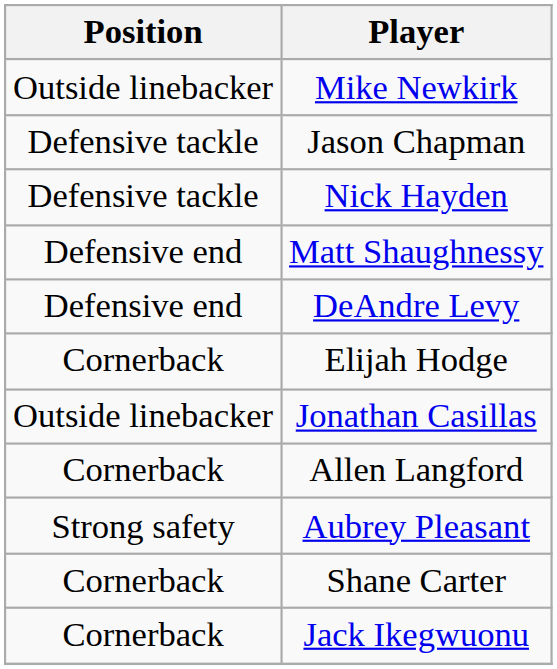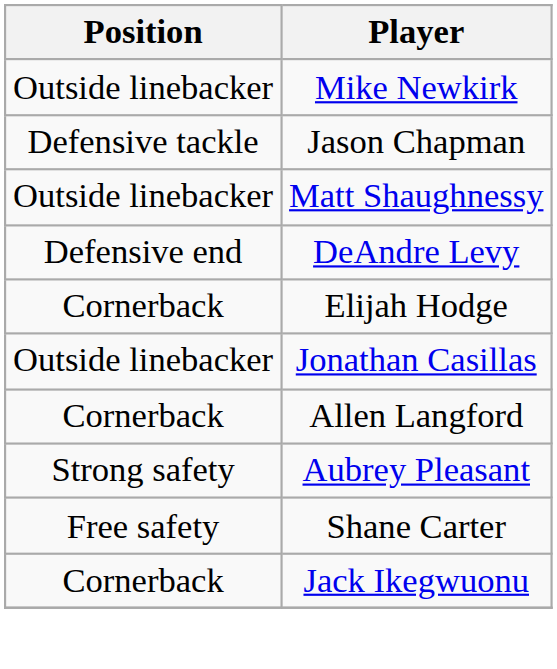- row: (416, 196)
(143, 251) Defensive end -> (143, 196) Outside linebacker
(143, 580) Cornerback -> (143, 525) Free safety
